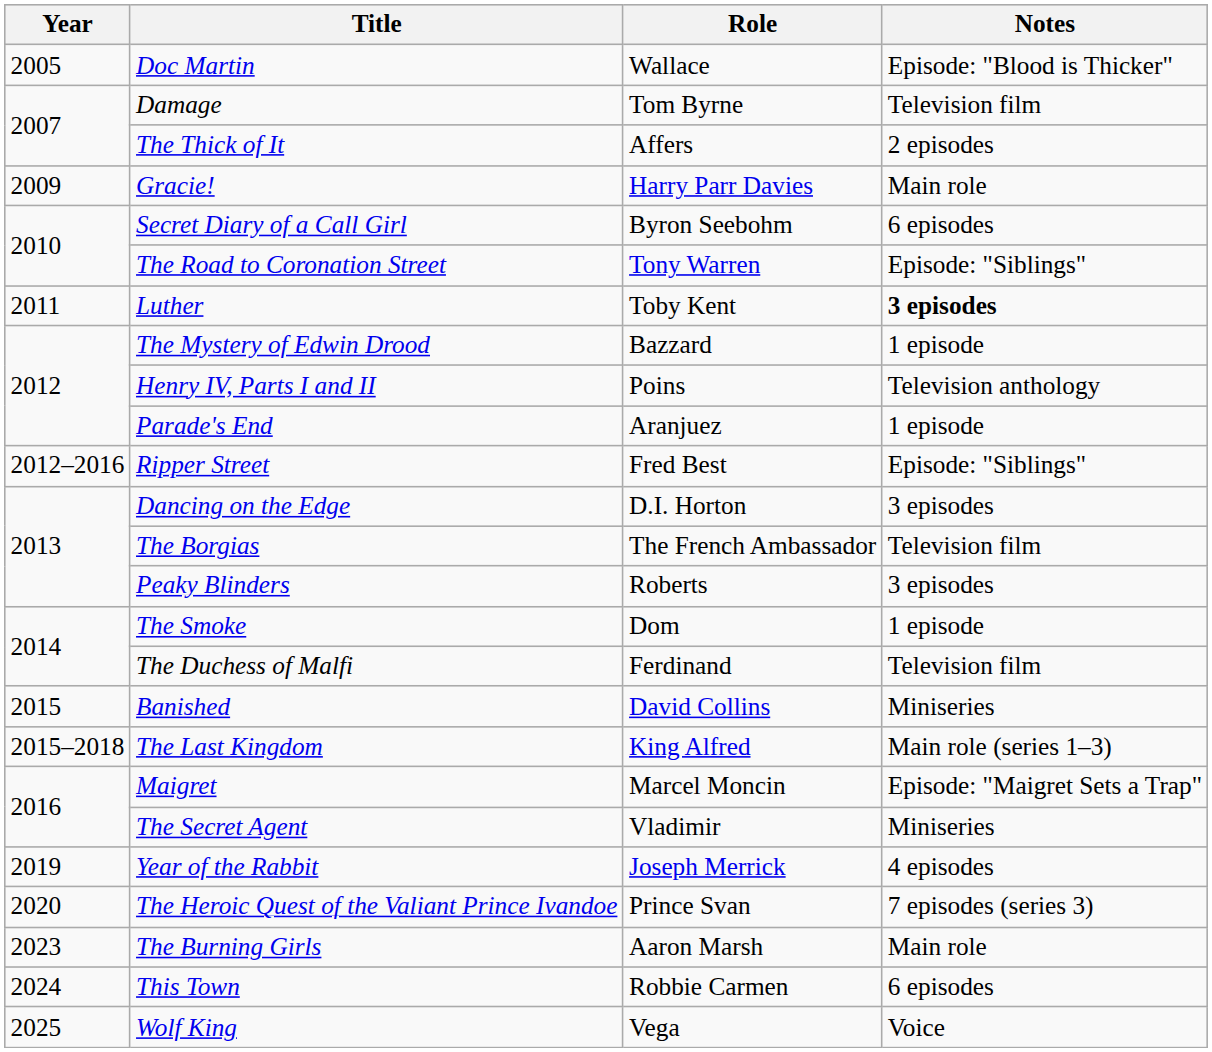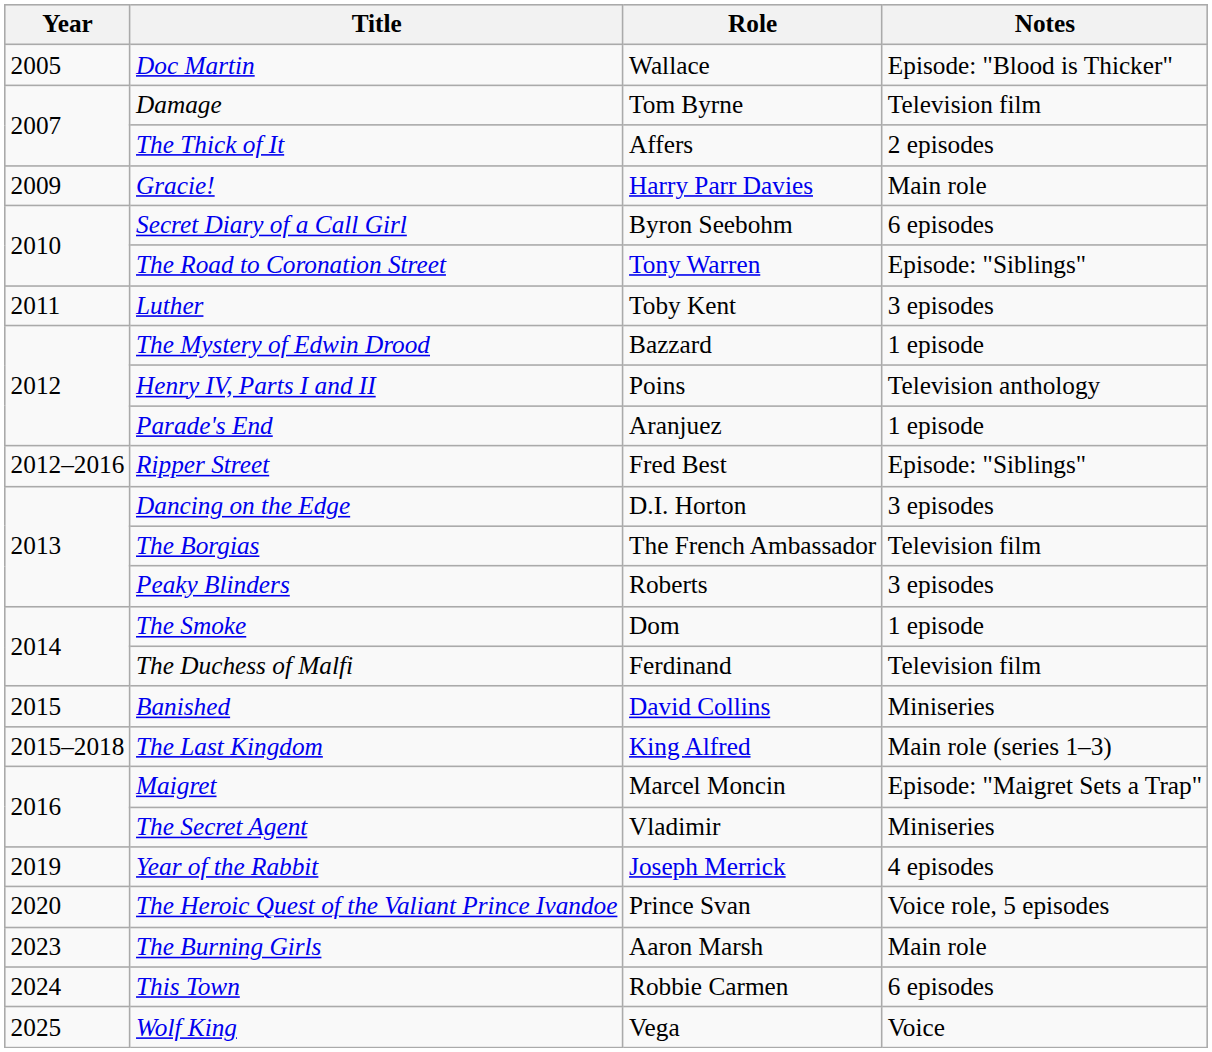(942, 305) bold -> (941, 305) normal
(991, 906) 7 episodes (series 3) -> (999, 906) Voice role, 5 episodes
